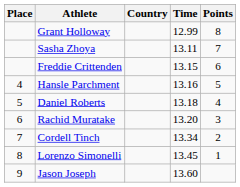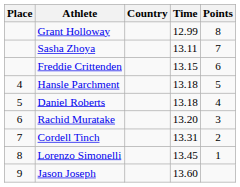(185, 84) 13.16 -> (185, 84) 13.18
(185, 137) 13.34 -> (185, 137) 13.31
